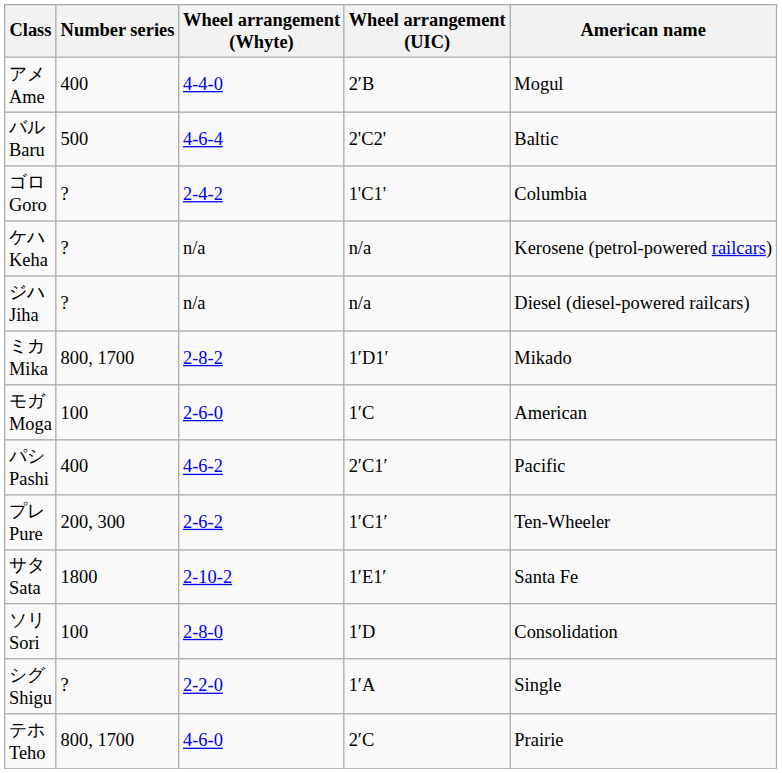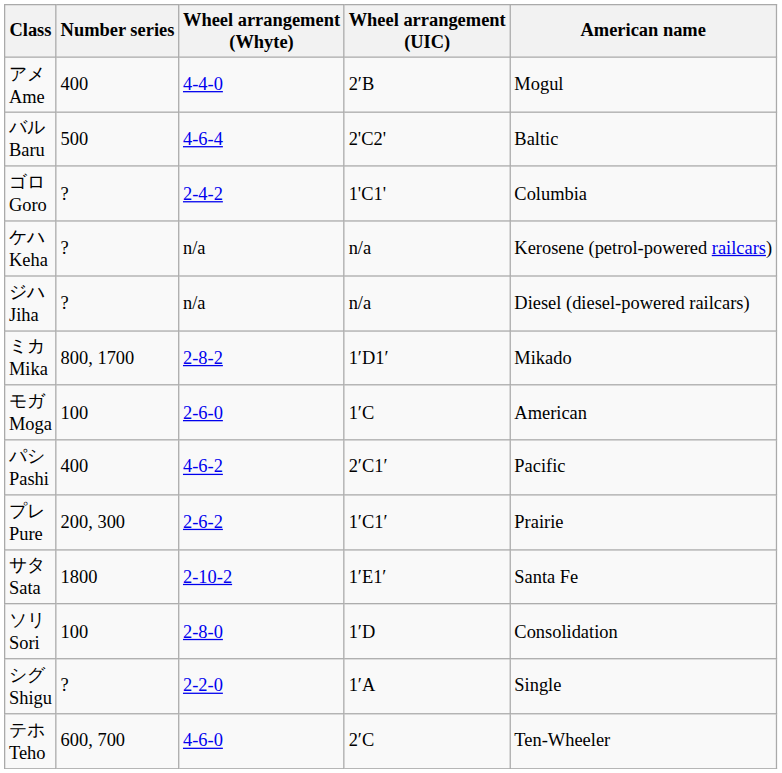(562, 522) Ten-Wheeler -> (539, 522) Prairie
(97, 741) 800, 1700 -> (93, 741) 600, 700
(539, 741) Prairie -> (562, 741) Ten-Wheeler
